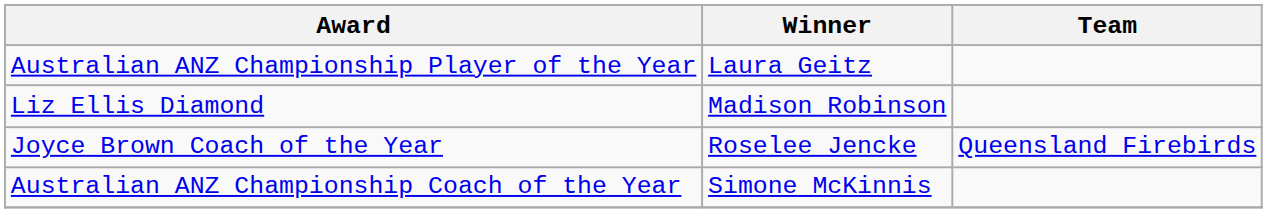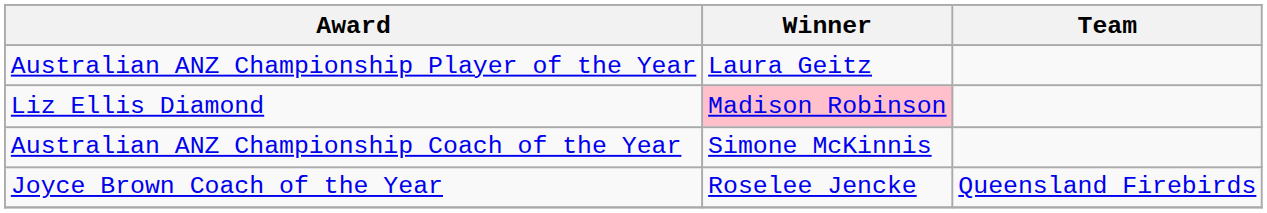(827, 106) no background -> (827, 106) pink background
rows swapped: (346, 187) <-> (227, 147)
